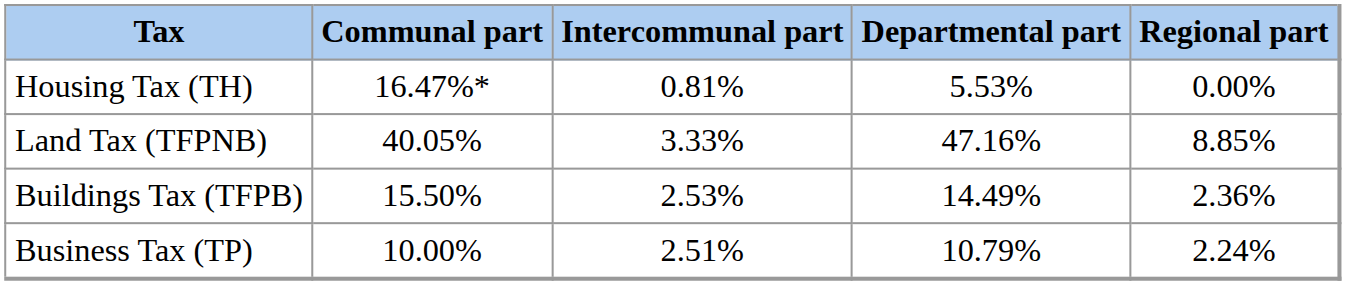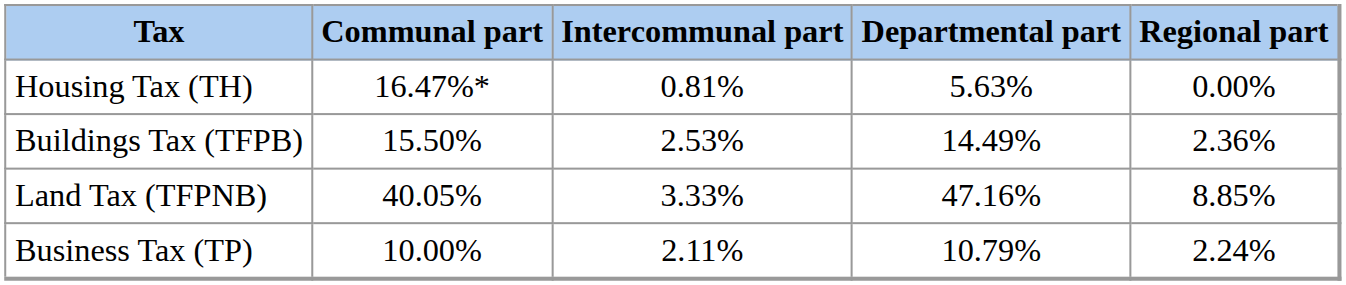(991, 86) 5.53% -> (991, 86) 5.63%
rows swapped: (159, 195) <-> (141, 140)
(702, 249) 2.51% -> (702, 249) 2.11%
